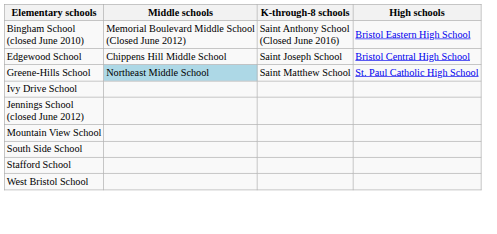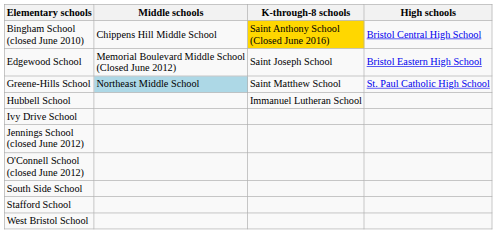(181, 34) Memorial Boulevard Middle School (Closed June 2012) -> (157, 34) Chippens Hill Middle School
(305, 34) no background -> (295, 34) gold background
(413, 34) Bristol Eastern High School -> (424, 34) Bristol Central High School
(166, 56) Chippens Hill Middle School -> (171, 62) Memorial Boulevard Middle School (Closed June 2012)
(413, 56) Bristol Central High School -> (424, 62) Bristol Eastern High School
+ row: (39, 100)
- row: (54, 133)
+ row: (45, 166)
